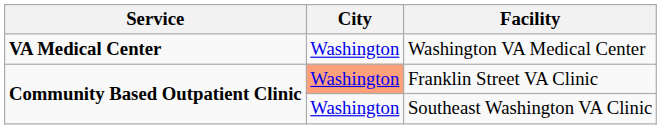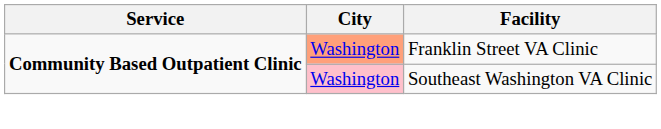- row: (527, 49)
(355, 108) no background -> (355, 78) pink background
